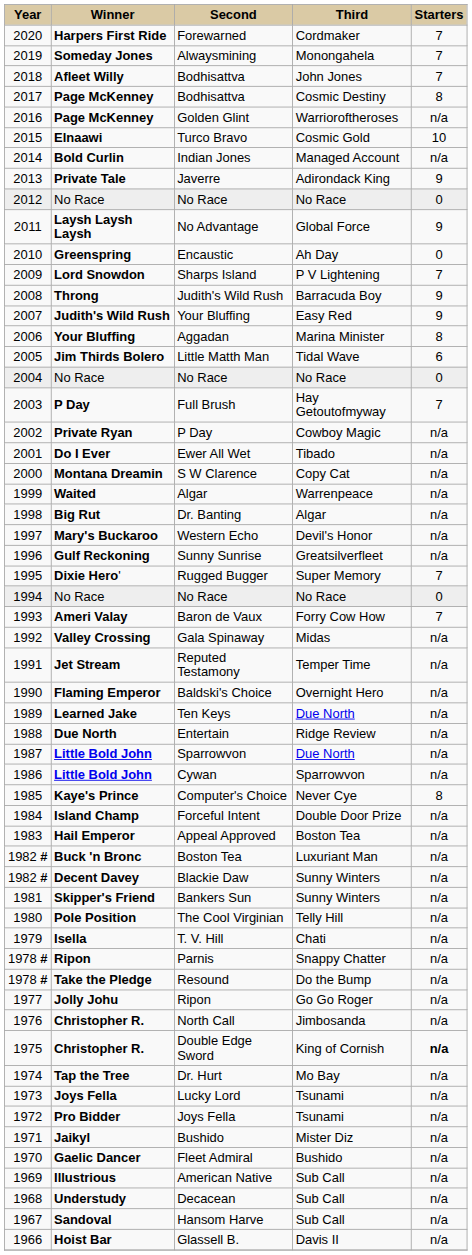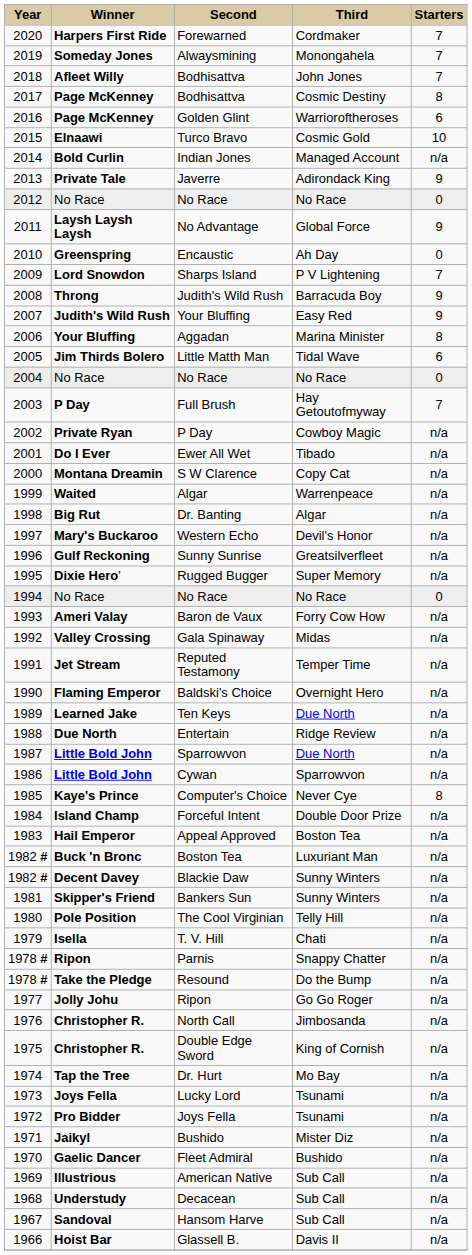(439, 117) n/a -> (439, 117) 6
(439, 576) 7 -> (439, 576) n/a
(439, 617) 7 -> (439, 617) n/a
(439, 1048) bold -> (439, 1048) normal
